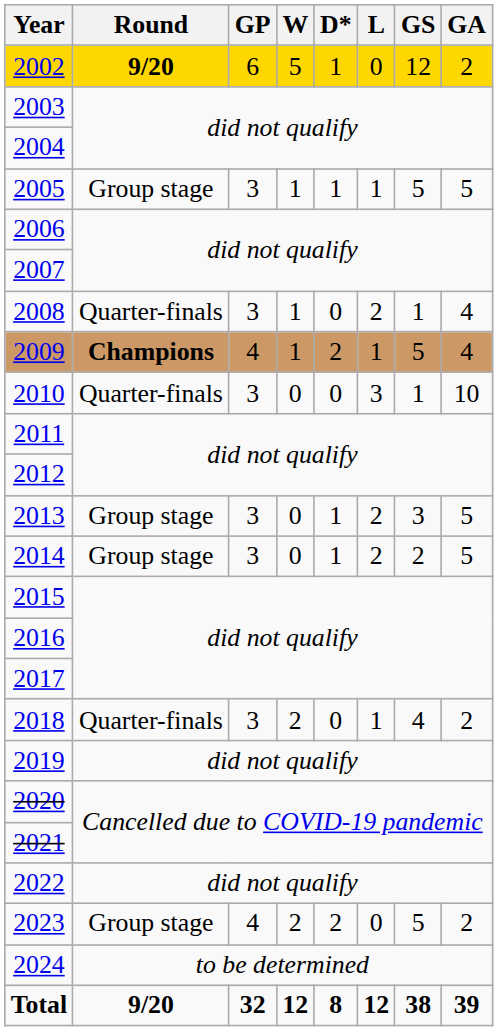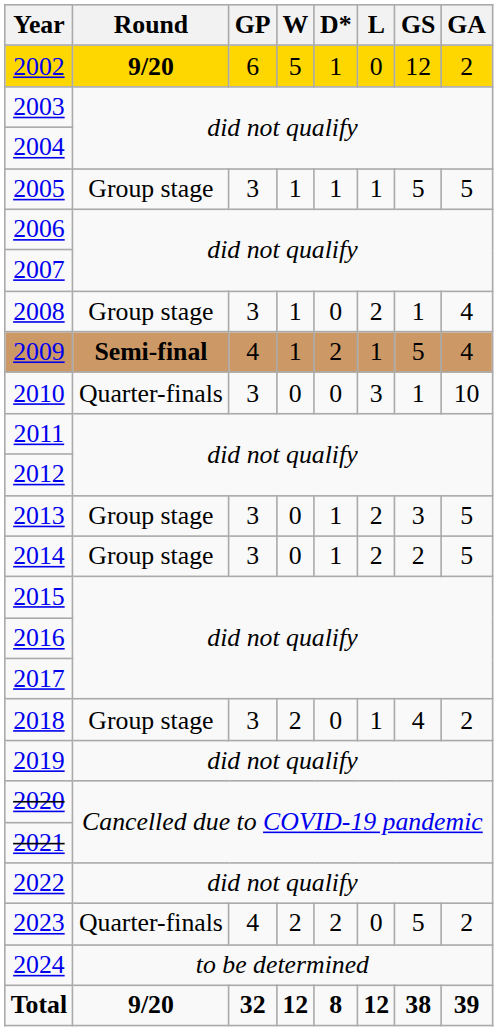(151, 310) Quarter-finals -> (151, 310) Group stage
(151, 351) Champions -> (151, 351) Semi-final
(151, 719) Quarter-finals -> (151, 719) Group stage
(151, 923) Group stage -> (151, 923) Quarter-finals
